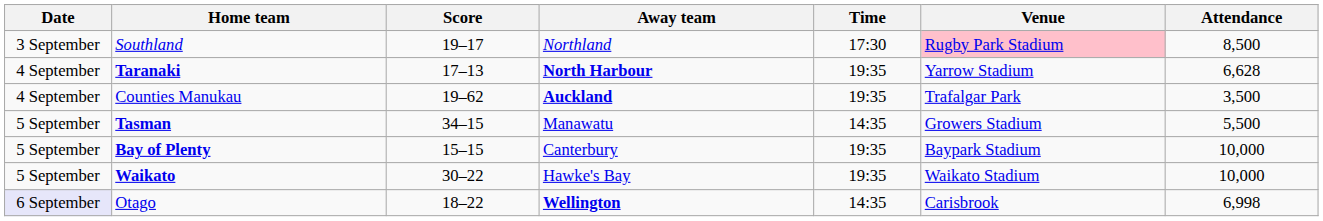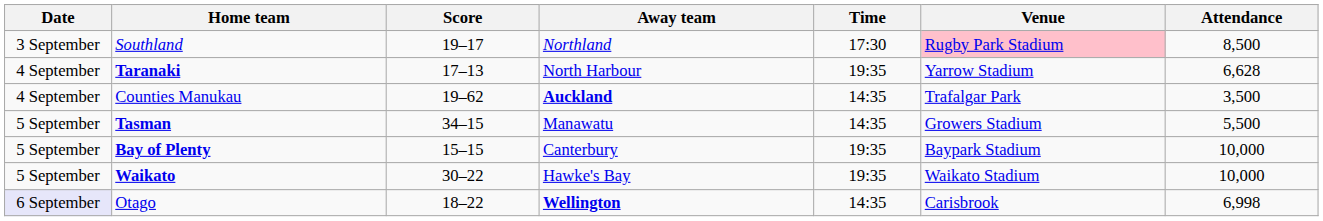(598, 70) bold -> (592, 70) normal
(867, 96) 19:35 -> (867, 96) 14:35
